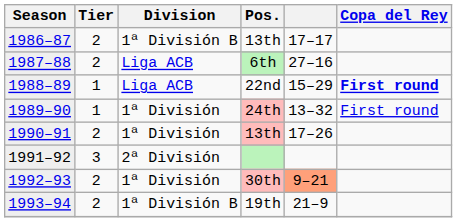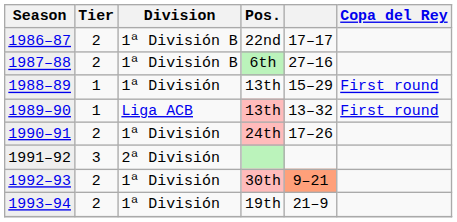(263, 40) 13th -> (263, 40) 22nd
(157, 63) Liga ACB -> (180, 63) 1ª División B
(157, 87) Liga ACB -> (171, 87) 1ª División
(263, 87) 22nd -> (263, 87) 13th
(389, 87) bold -> (389, 87) normal
(171, 110) 1ª División -> (157, 110) Liga ACB
(263, 110) 24th -> (263, 110) 13th
(263, 134) 13th -> (263, 134) 24th
(180, 204) 1ª División B -> (171, 204) 1ª División
